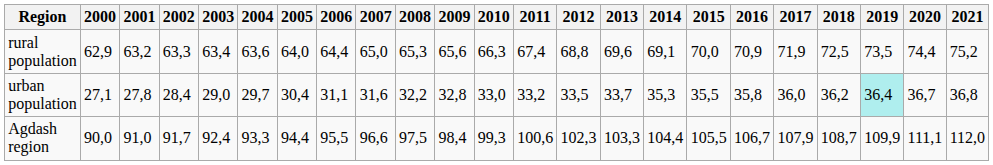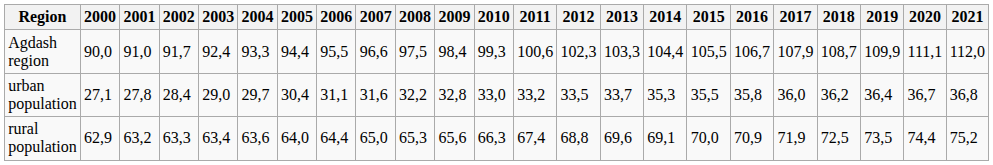rows swapped: (33, 138) <-> (42, 51)
(878, 94) paleturquoise background -> (878, 94) no background
